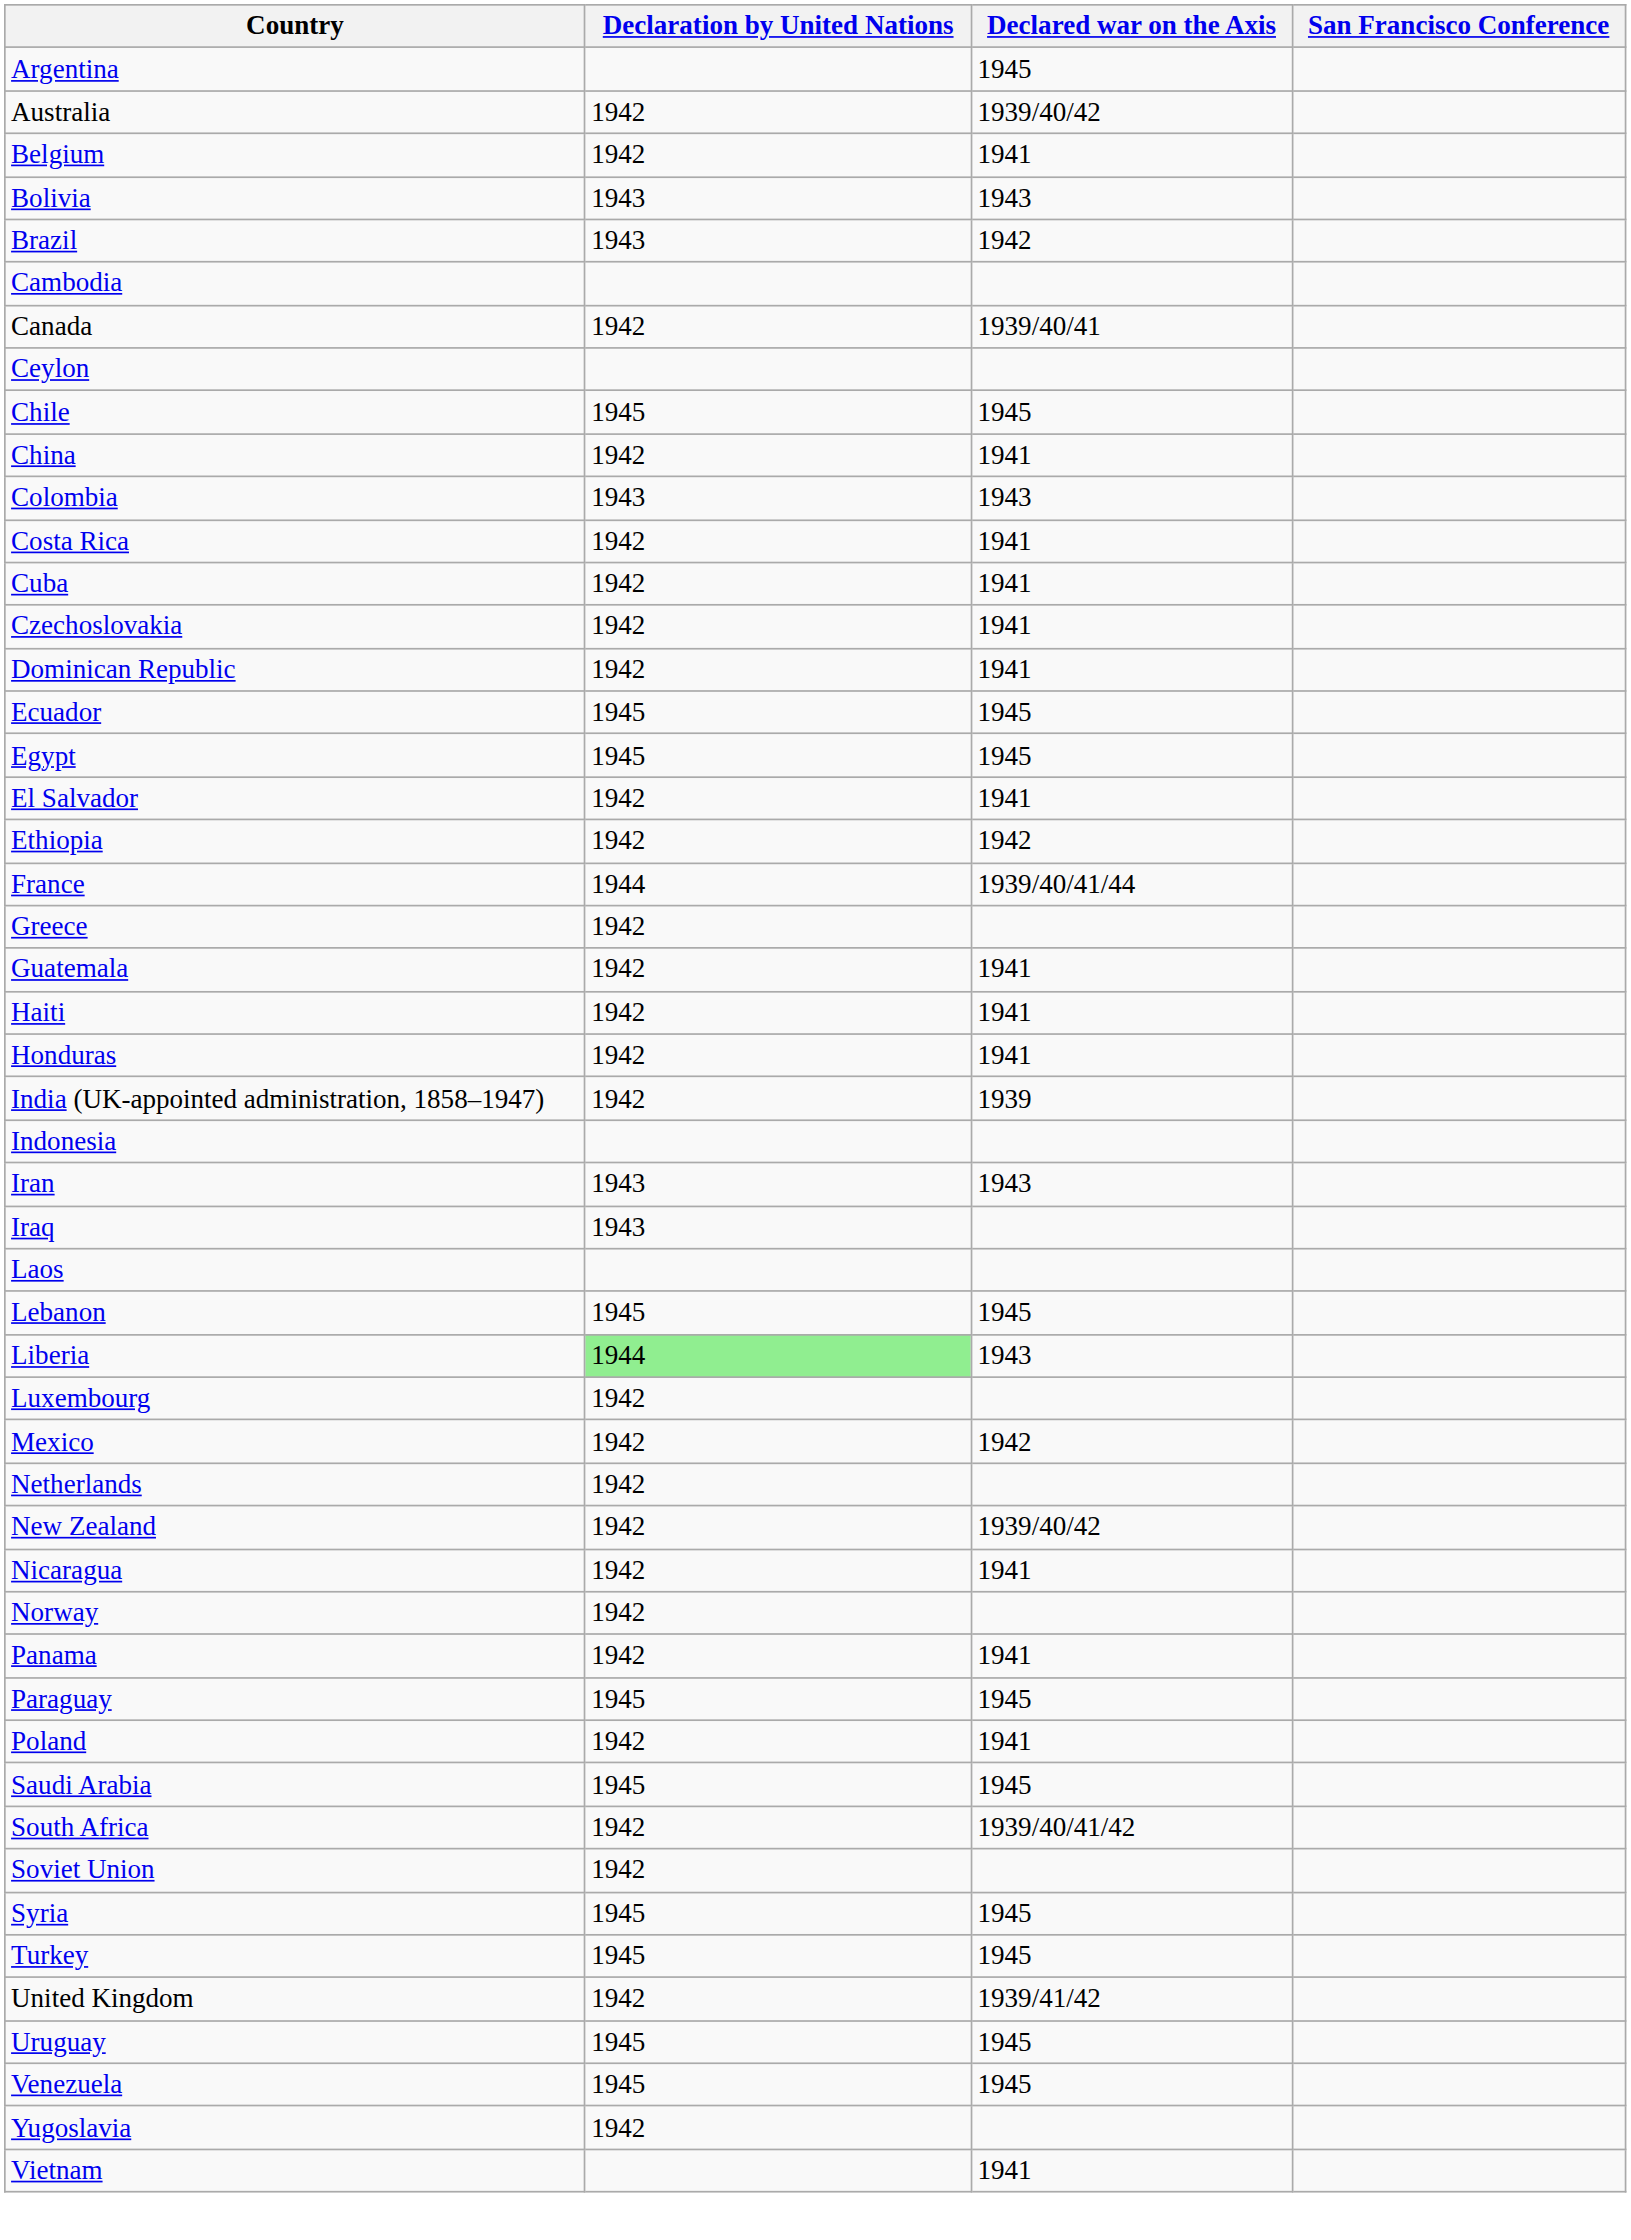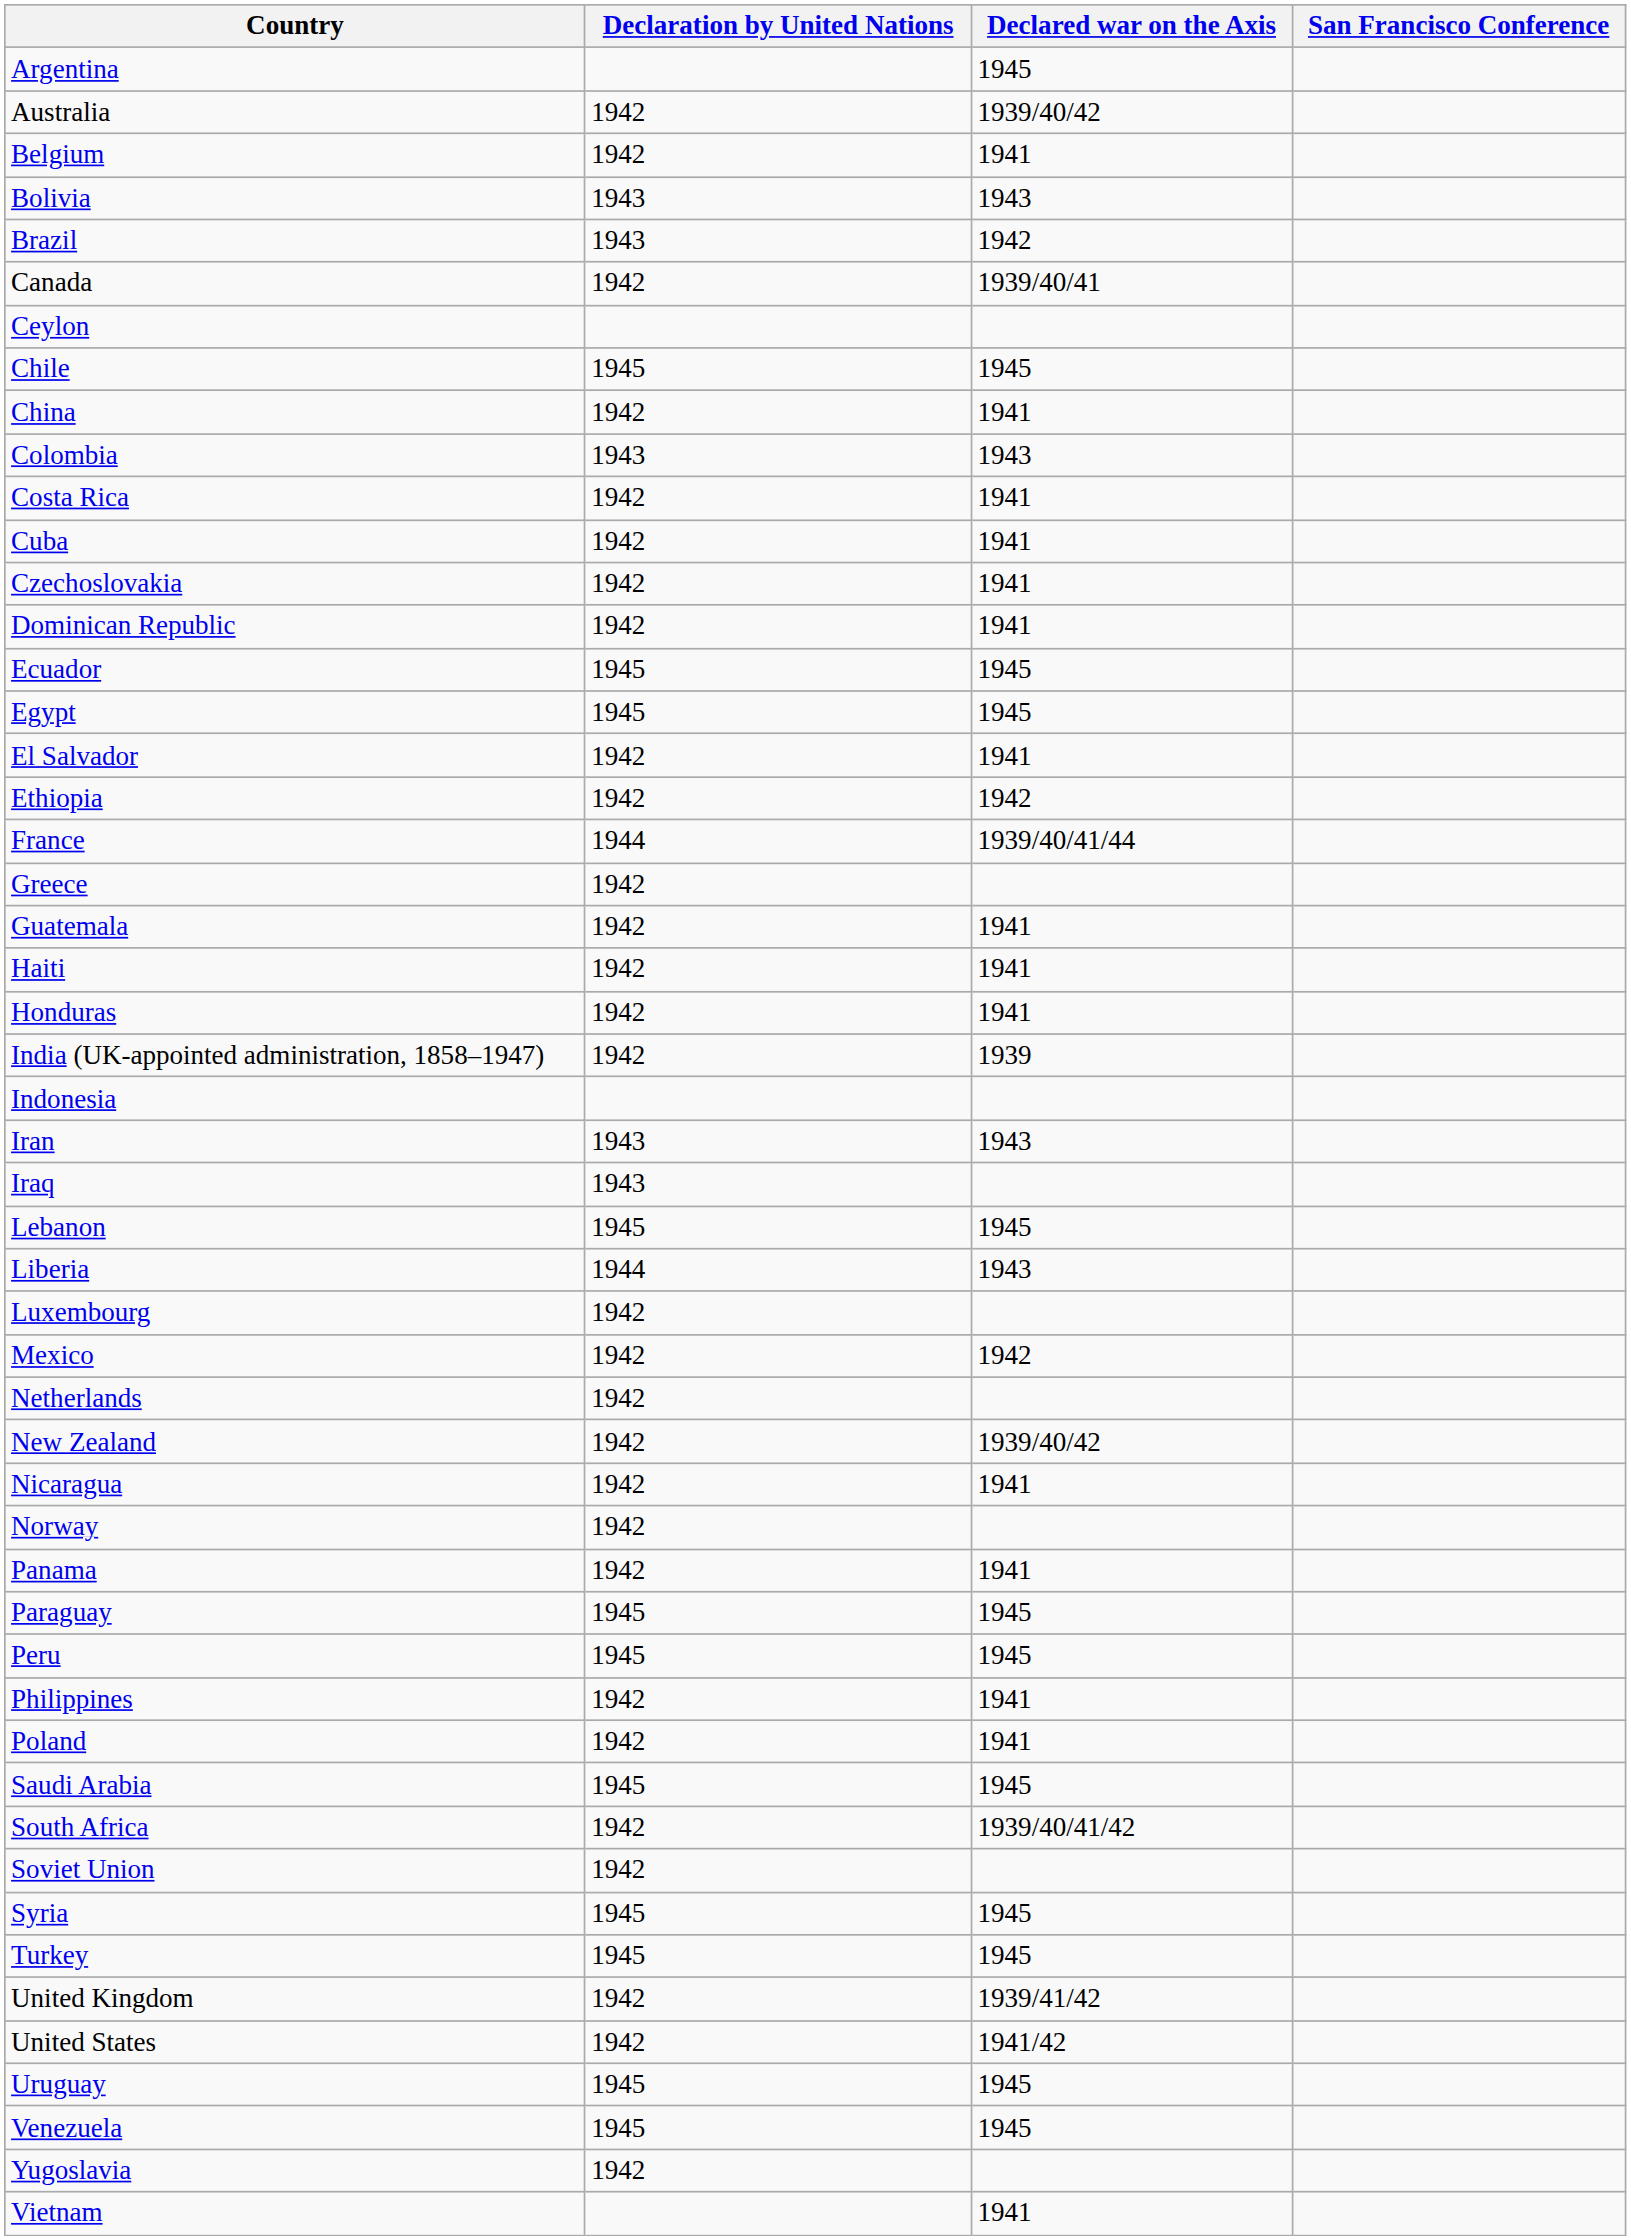- row: (67, 283)
- row: (37, 1269)
(618, 1355) lightgreen background -> (618, 1269) no background
+ row: (36, 1655)
+ row: (72, 1698)
+ row: (84, 2041)
